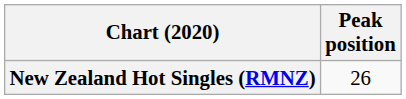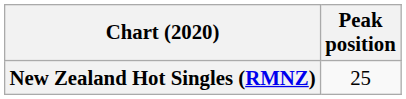(361, 77) 26 -> (361, 77) 25
